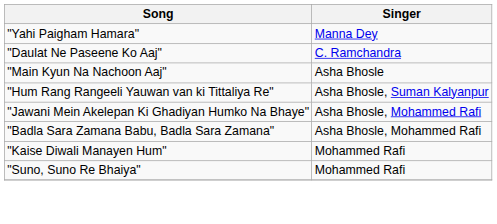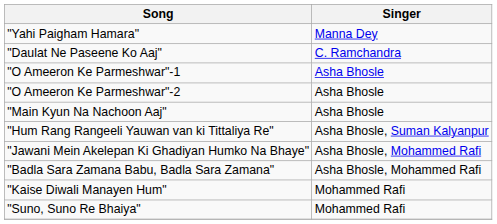+ row: (94, 72)
+ row: (94, 92)
